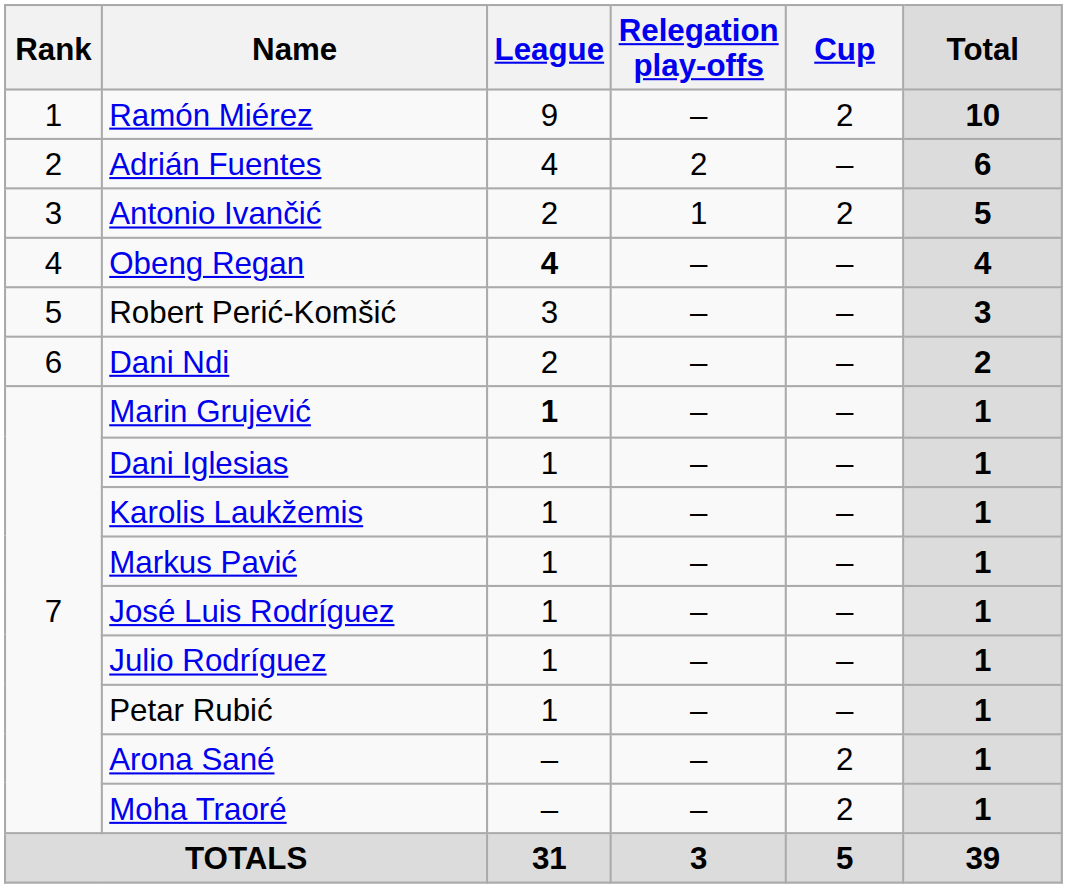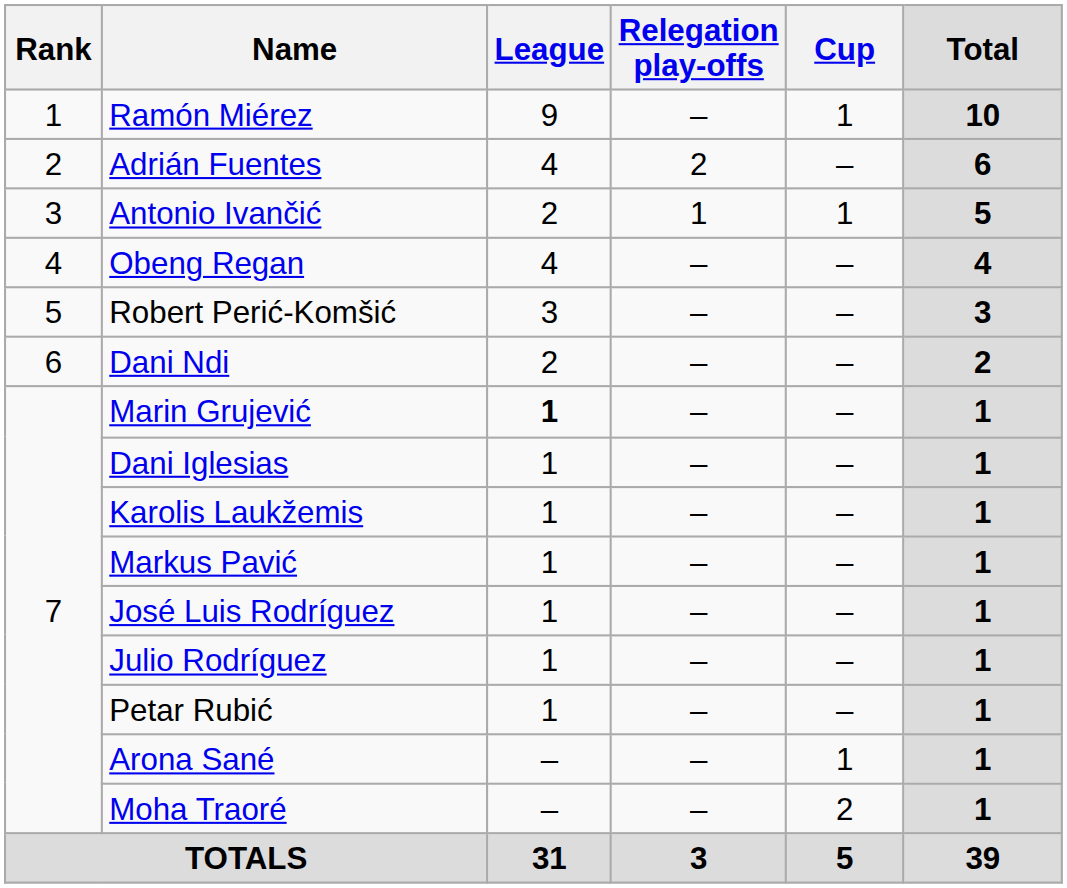(845, 115) 2 -> (845, 115) 1
(845, 214) 2 -> (845, 214) 1
(549, 263) bold -> (549, 263) normal
(845, 759) 2 -> (845, 759) 1
